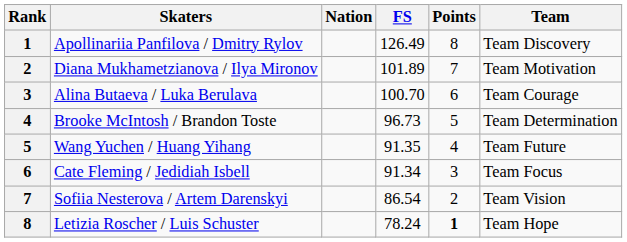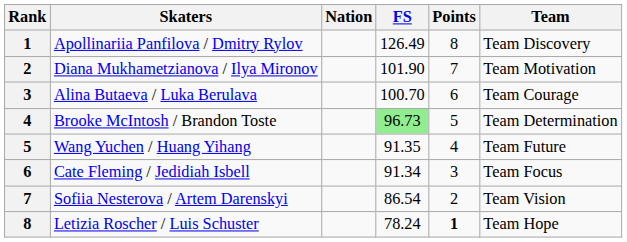(402, 69) 101.89 -> (402, 69) 101.90
(402, 120) no background -> (402, 120) lightgreen background
